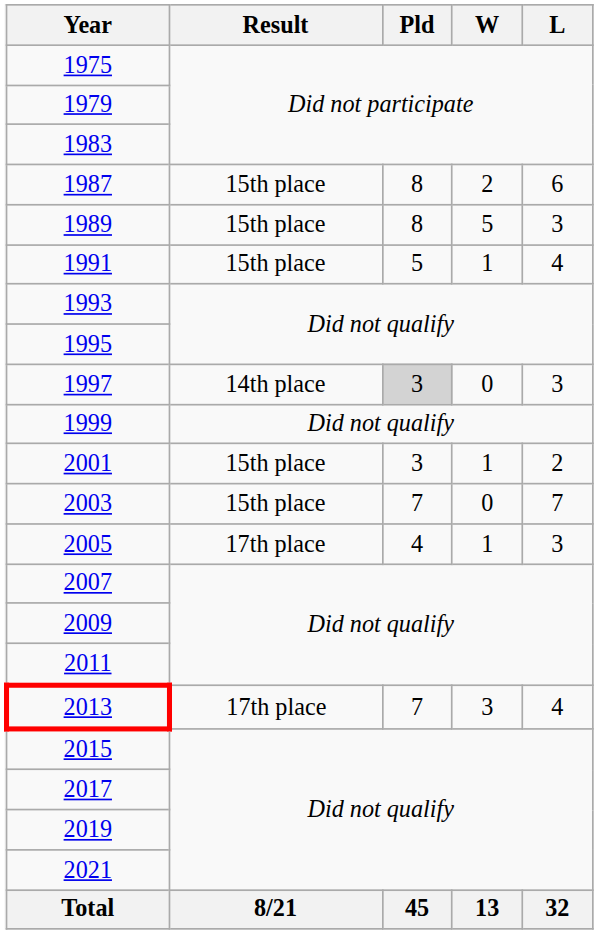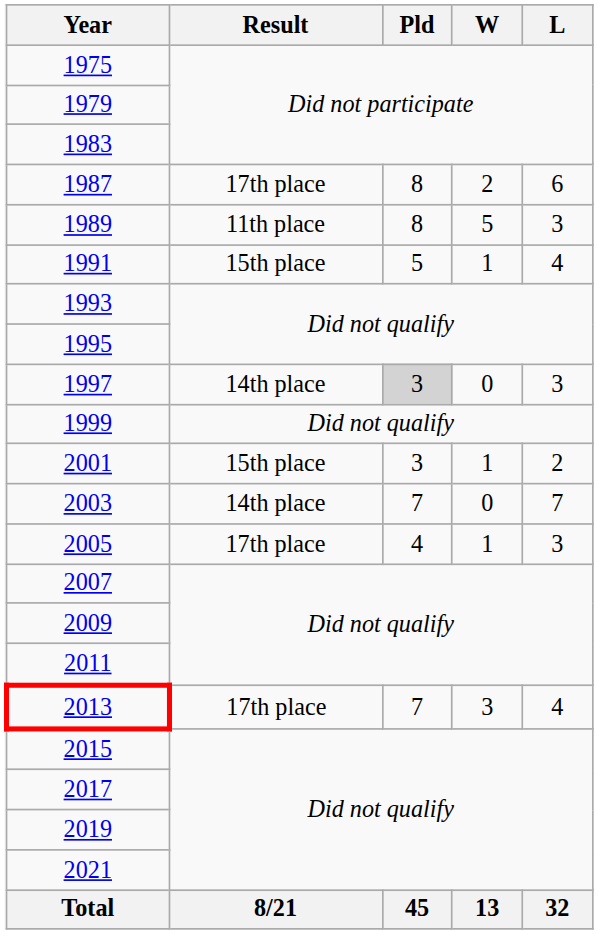(276, 184) 15th place -> (276, 184) 17th place
(276, 224) 15th place -> (276, 224) 11th place
(276, 503) 15th place -> (276, 503) 14th place
